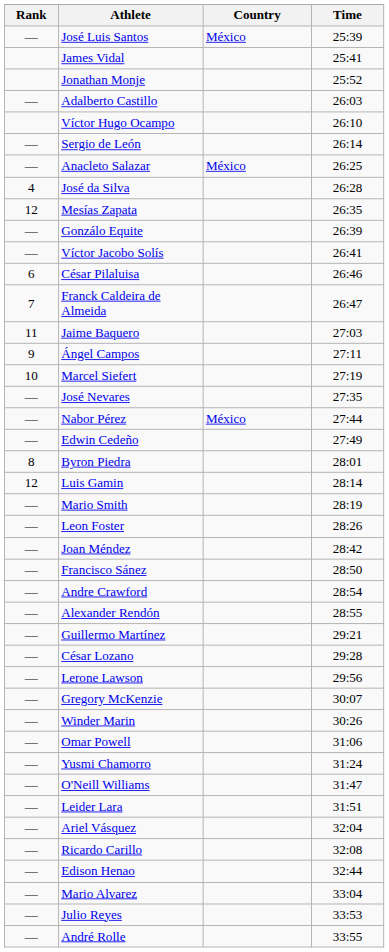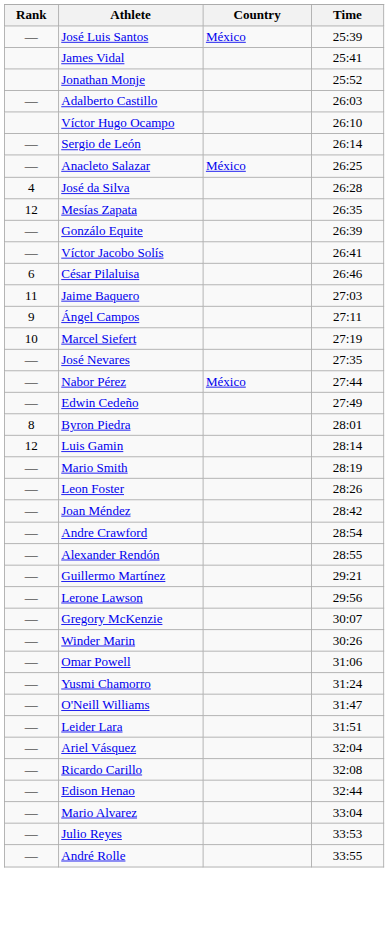- row: (111, 303)
- row: (104, 569)
- row: (97, 656)
